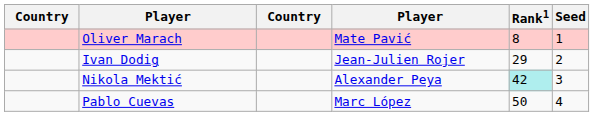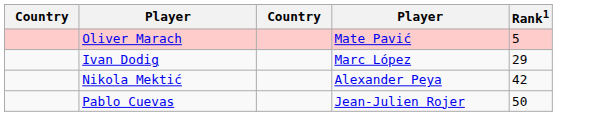- column: (570, 16)
(516, 39) 8 -> (516, 39) 5
(400, 60) Jean-Julien Rojer -> (373, 60) Marc López
(520, 80) paleturquoise background -> (520, 80) no background
(373, 101) Marc López -> (400, 101) Jean-Julien Rojer
